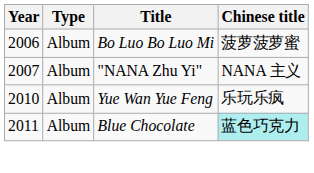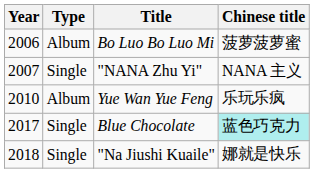(68, 71) Album -> (67, 71) Single
(23, 126) 2011 -> (24, 126) 2017
(68, 126) Album -> (67, 126) Single
+ row: (156, 154)
